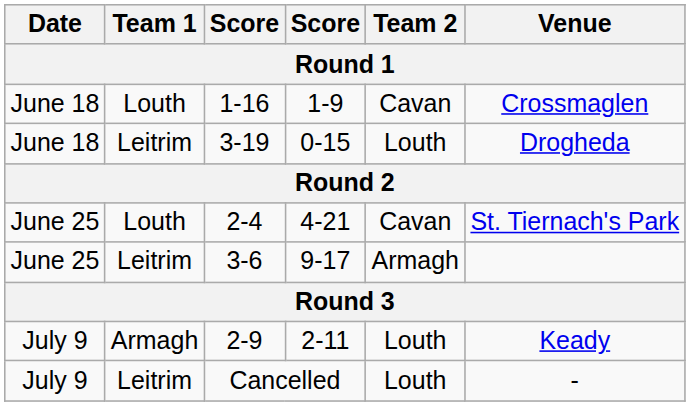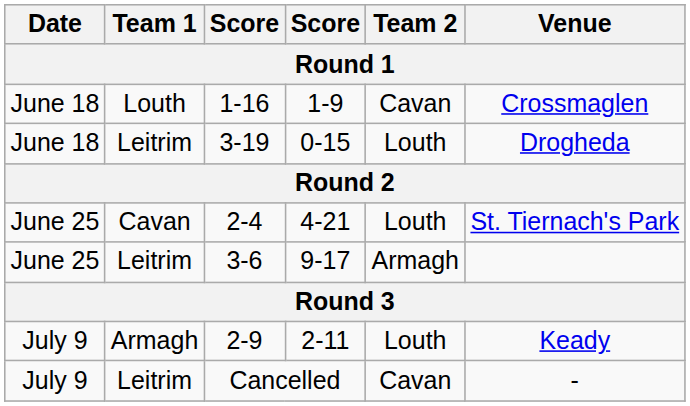(155, 222) Louth -> (155, 222) Cavan
(415, 222) Cavan -> (415, 222) Louth
(415, 380) Louth -> (415, 380) Cavan
